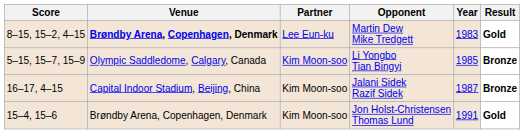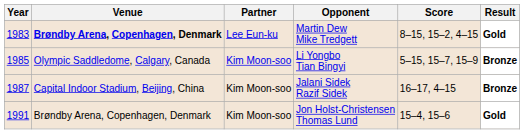columns swapped: (467, 13) <-> (46, 13)
